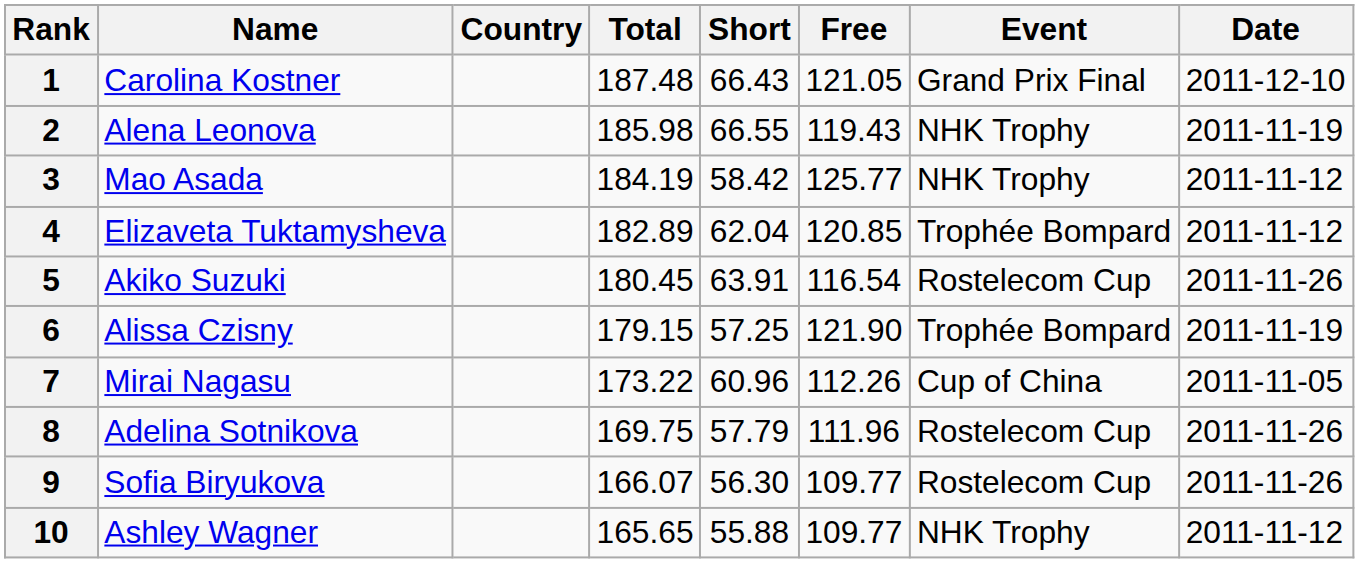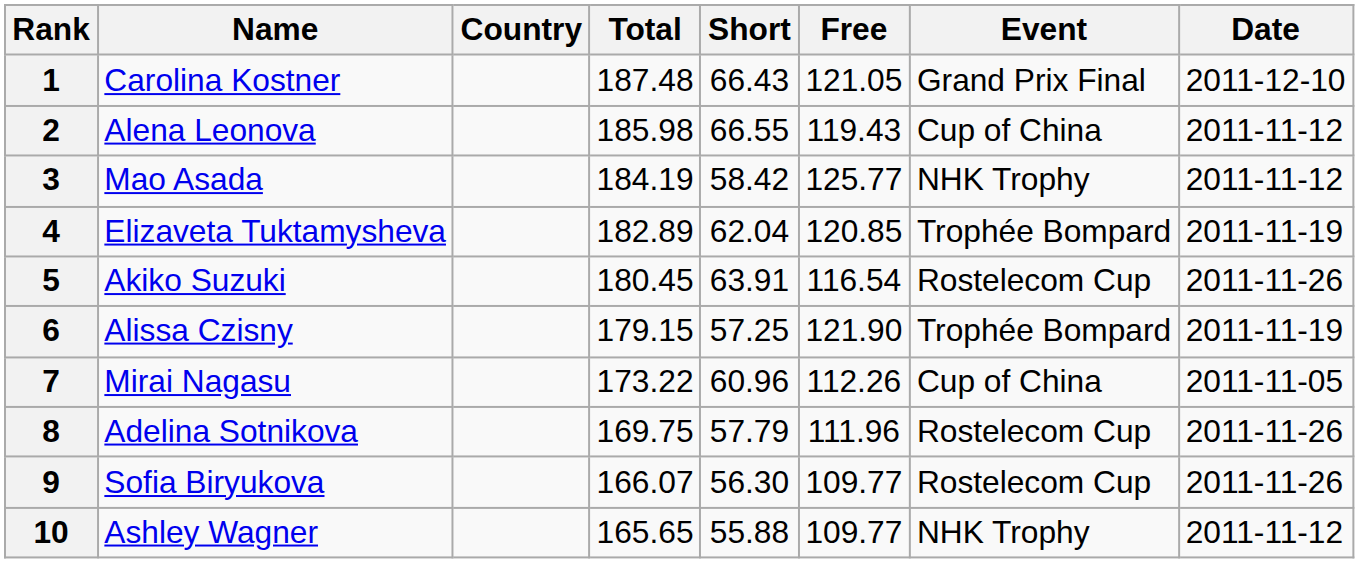(1003, 130) NHK Trophy -> (1009, 130) Cup of China
(1264, 130) 2011-11-19 -> (1264, 130) 2011-11-12
(1264, 230) 2011-11-12 -> (1264, 230) 2011-11-19
